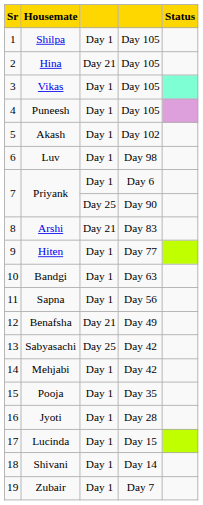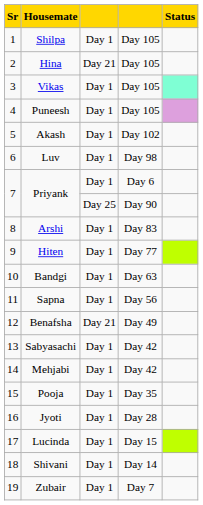(99, 228) Day 21 -> (99, 228) Day 1
(99, 346) Day 25 -> (99, 346) Day 1
